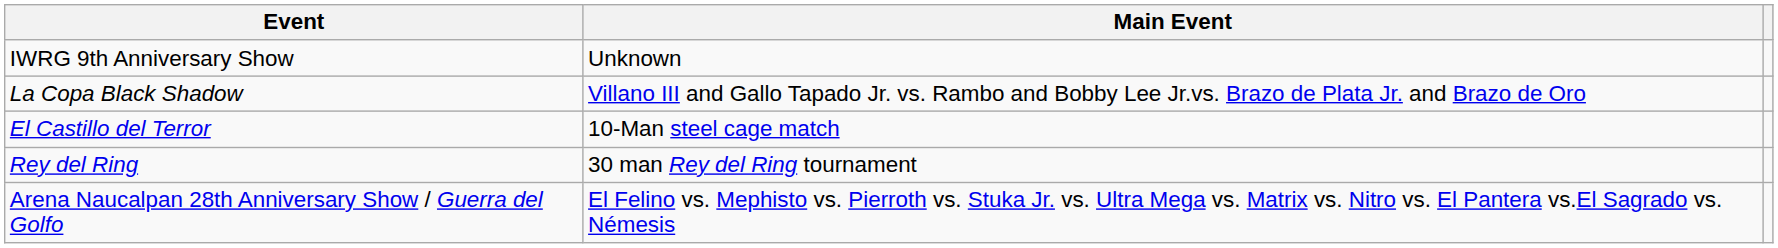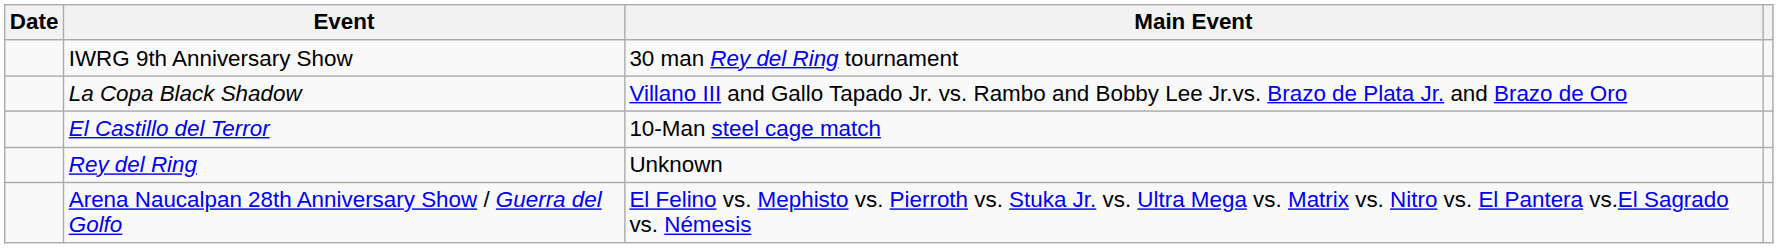+ column: (34, 22)
(635, 57) Unknown -> (794, 57) 30 man Rey del Ring tournament
(752, 164) 30 man Rey del Ring tournament -> (676, 164) Unknown
